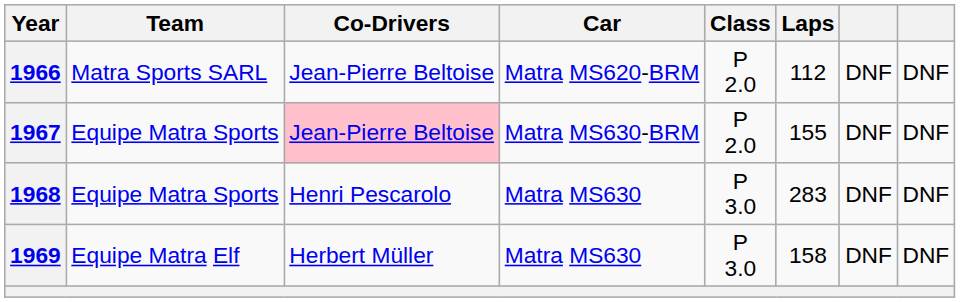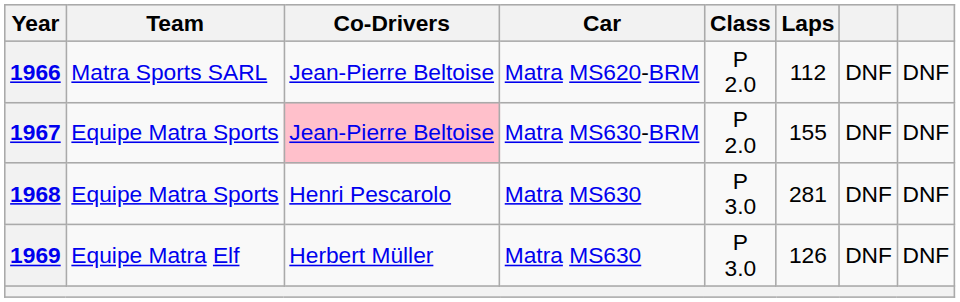(808, 194) 283 -> (808, 194) 281
(808, 255) 158 -> (808, 255) 126
